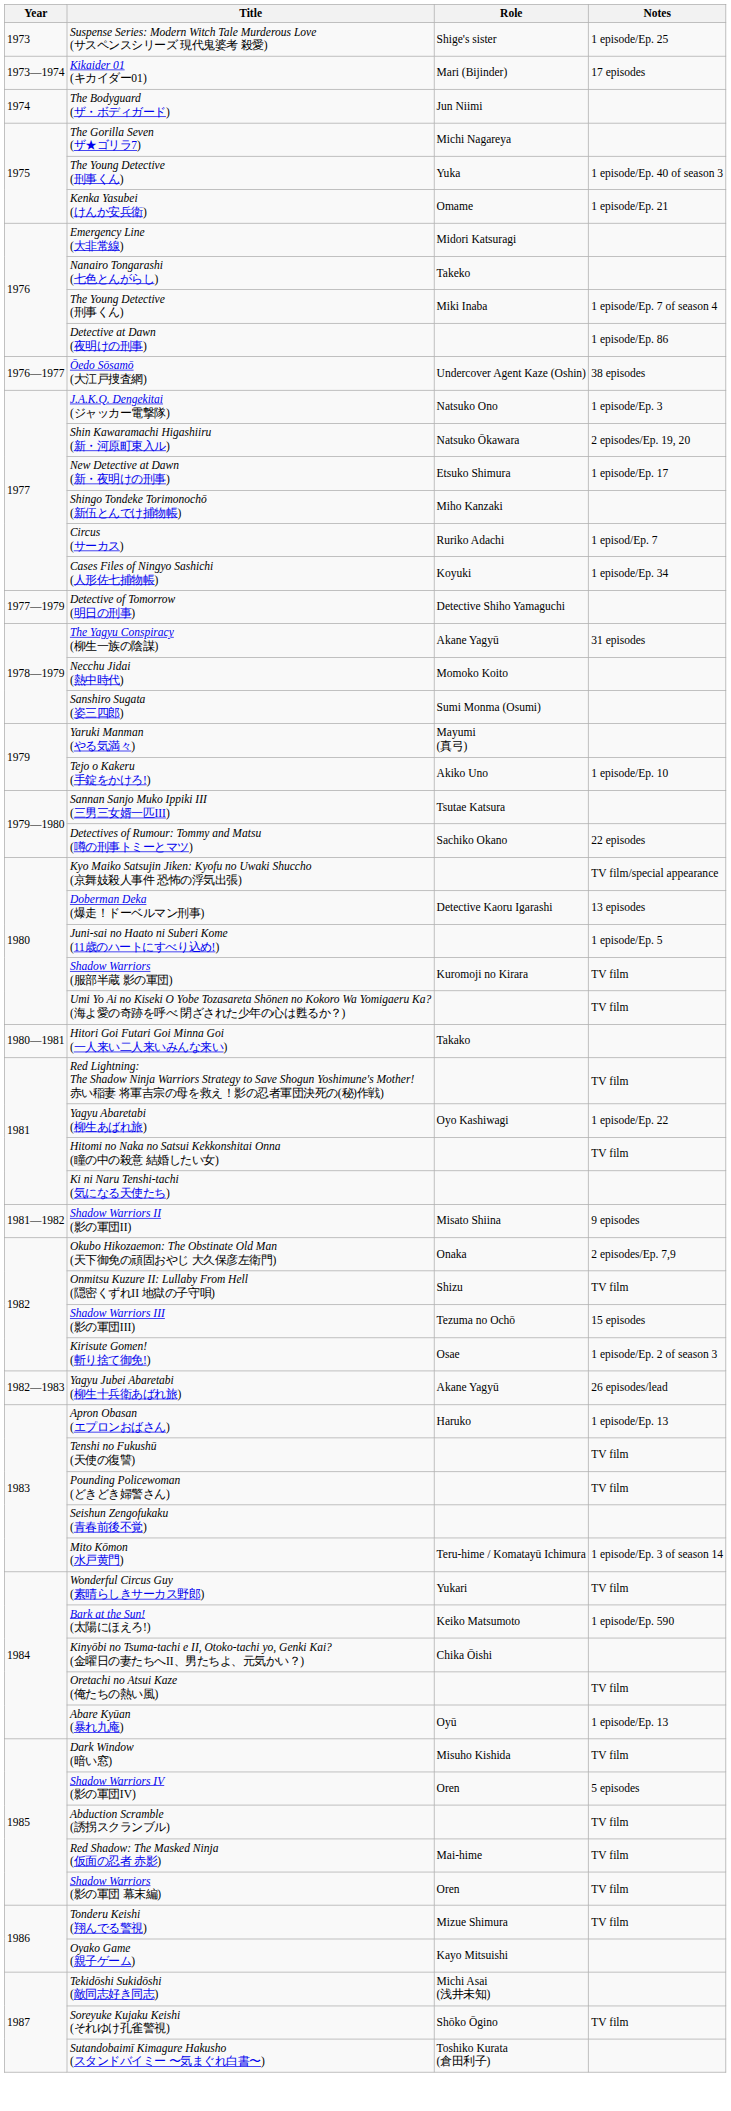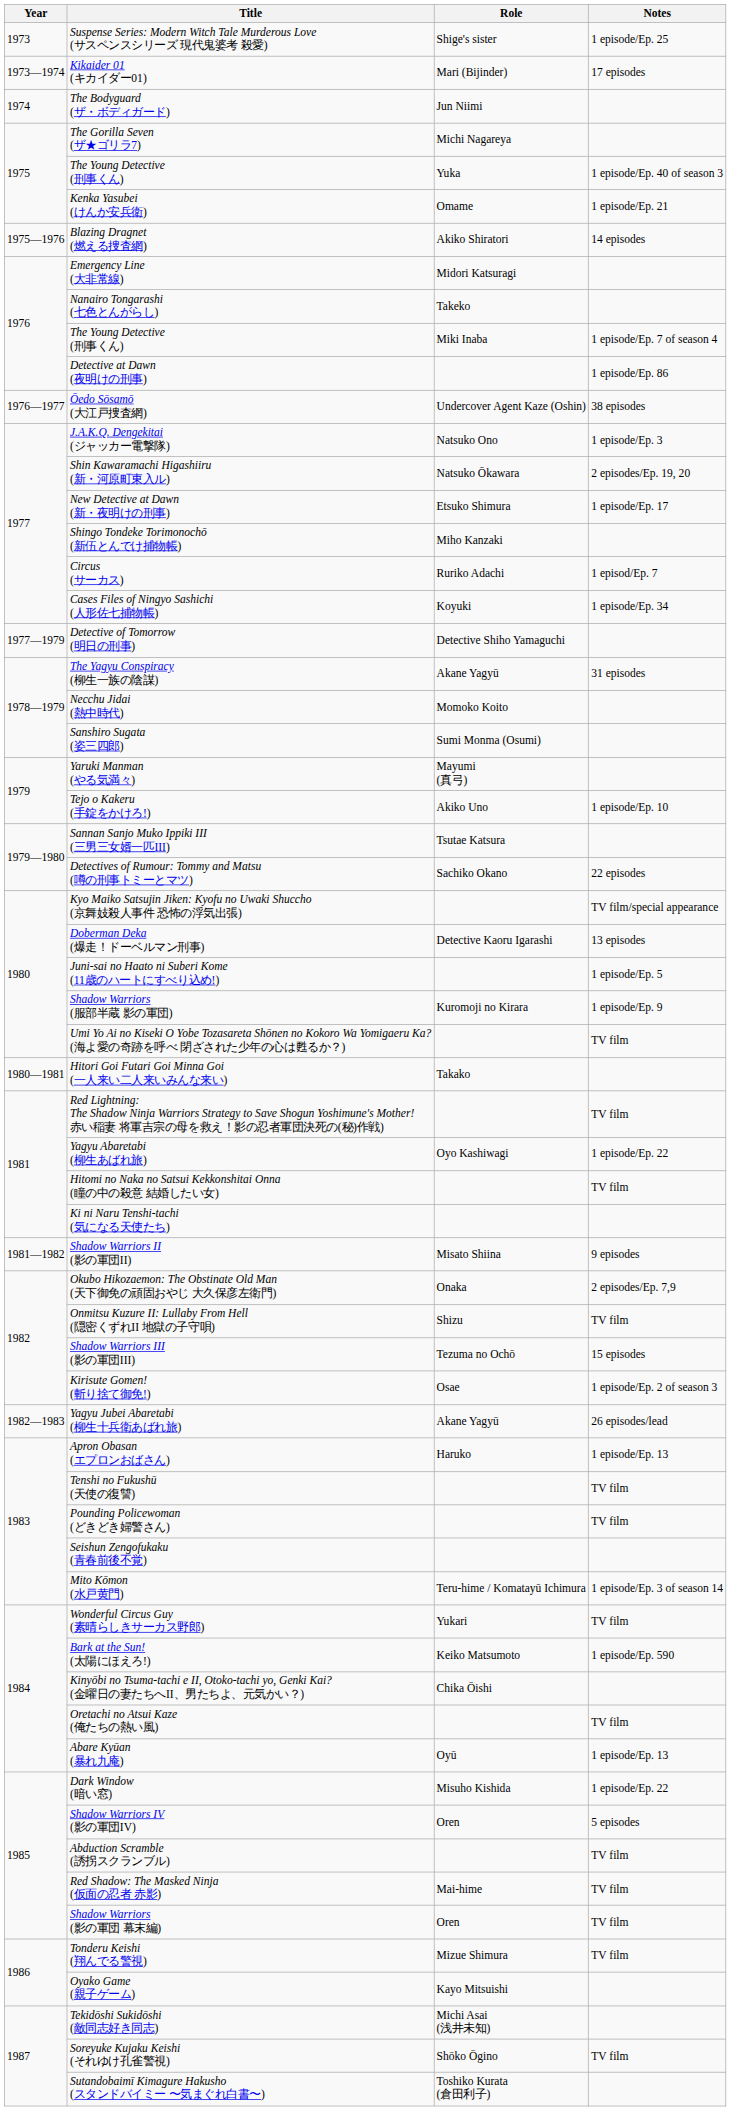+ row: (108, 239)
(610, 974) TV film -> (627, 1007) 1 episode/Ep. 9
(610, 1755) TV film -> (630, 1788) 1 episode/Ep. 22
